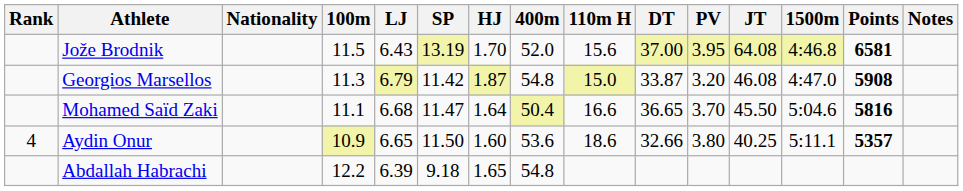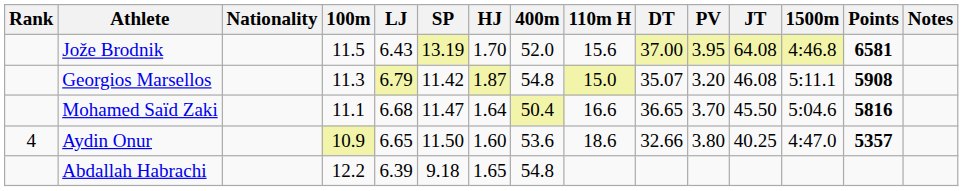(662, 79) 33.87 -> (662, 79) 35.07
(812, 79) 4:47.0 -> (812, 79) 5:11.1
(812, 140) 5:11.1 -> (812, 140) 4:47.0
